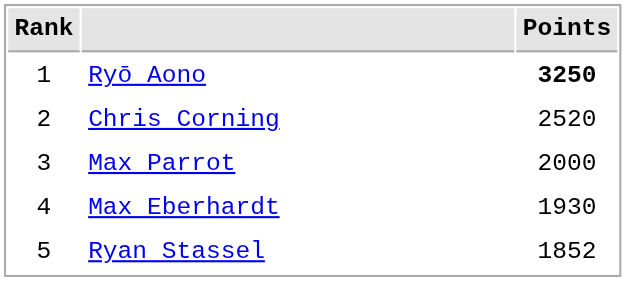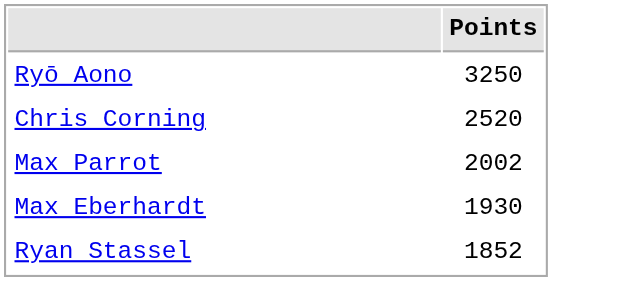- column: (44, 29)
(567, 75) bold -> (493, 75) normal
(567, 164) 2000 -> (493, 164) 2002
